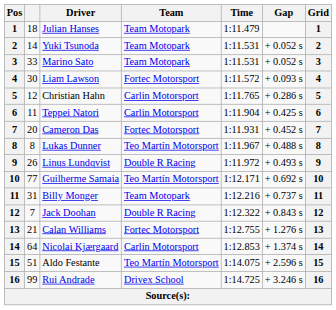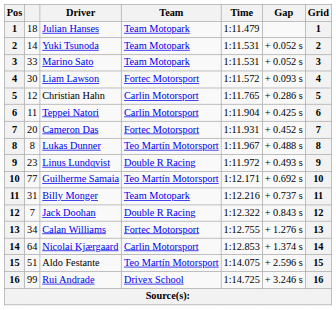(32, 163) 26 -> (32, 163) 23
(32, 229) 21 -> (32, 229) 34
